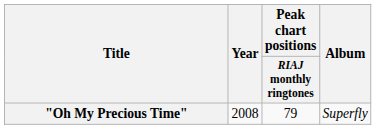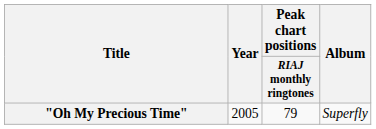(245, 113) 2008 -> (245, 113) 2005
